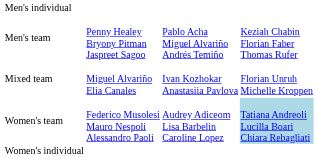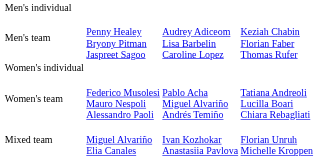(195, 43) Pablo Acha Miguel Alvariño Andrés Temiño -> (196, 43) Audrey Adiceom Lisa Barbelin Caroline Lopez
rows swapped: (44, 151) <-> (29, 79)
(196, 126) Audrey Adiceom Lisa Barbelin Caroline Lopez -> (195, 104) Pablo Acha Miguel Alvariño Andrés Temiño
(275, 126) lightblue background -> (275, 104) no background
